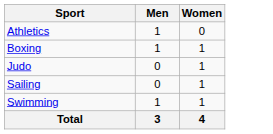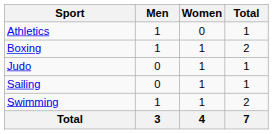+ column: (246, 13)
